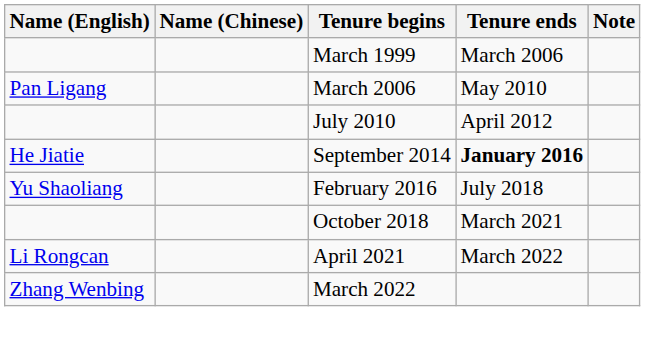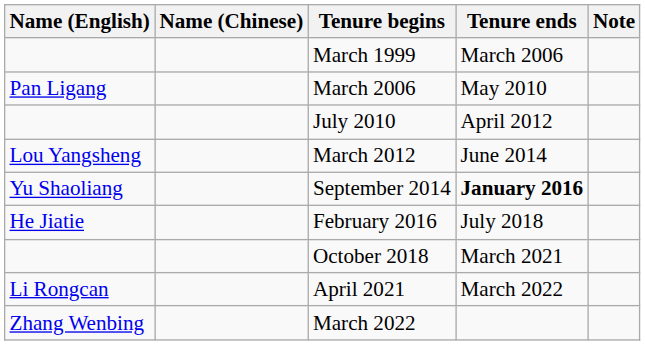+ row: (364, 155)
(47, 155) He Jiatie -> (66, 188) Yu Shaoliang
(66, 188) Yu Shaoliang -> (47, 222) He Jiatie
